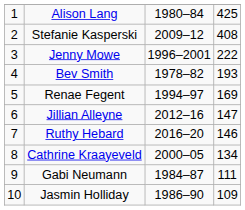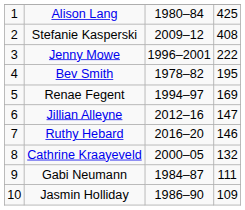(227, 74) 193 -> (227, 74) 195
(227, 154) 134 -> (227, 154) 132
